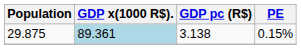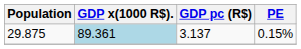(195, 34) 3.138 -> (195, 34) 3.137
